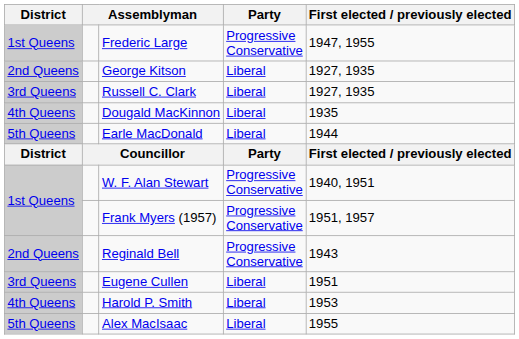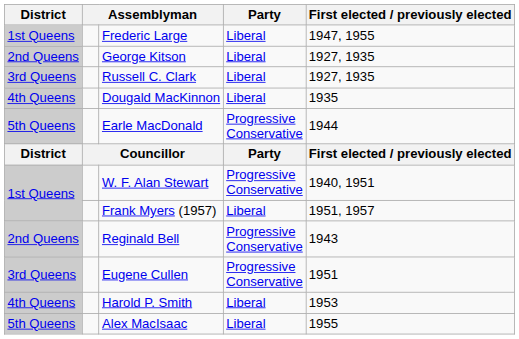(264, 43) Progressive Conservative -> (246, 35) Liberal
(246, 133) Liberal -> (264, 126) Progressive Conservative
(264, 218) Progressive Conservative -> (246, 210) Liberal
(246, 282) Liberal -> (264, 274) Progressive Conservative
